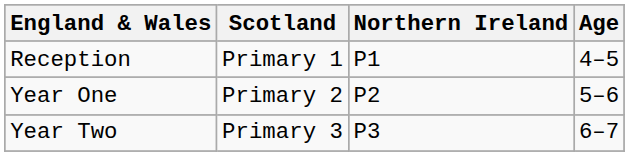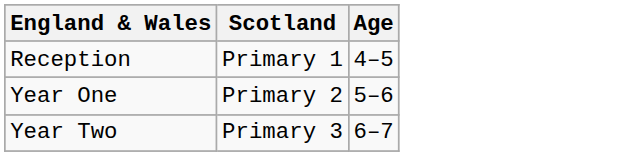- column: (461, 23)
